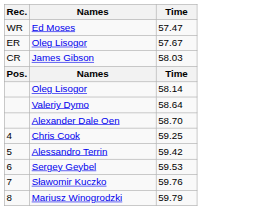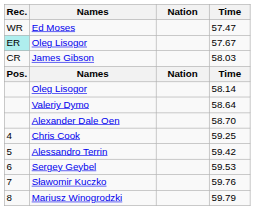+ column: (183, 12)
(13, 43) no background -> (13, 43) paleturquoise background
